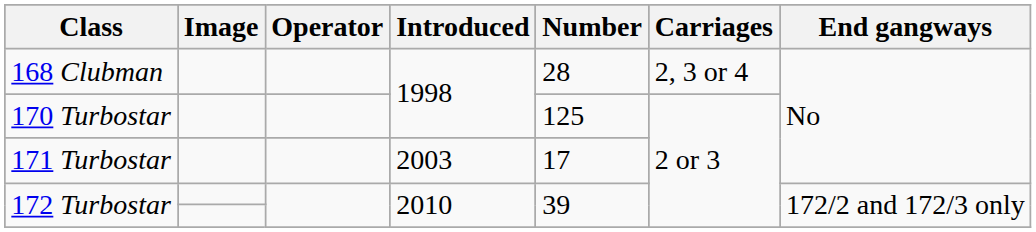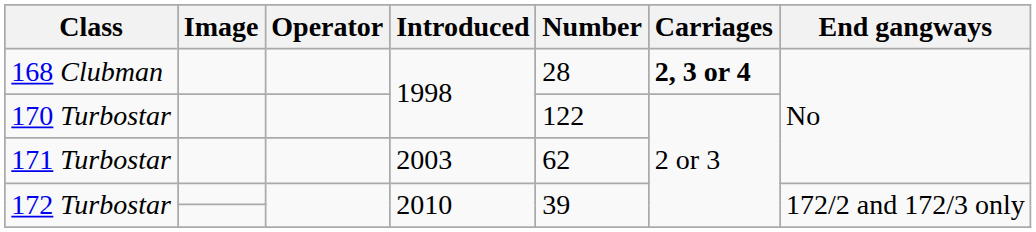(701, 71) normal -> (703, 71) bold
(563, 115) 125 -> (563, 115) 122
(556, 159) 17 -> (556, 159) 62
